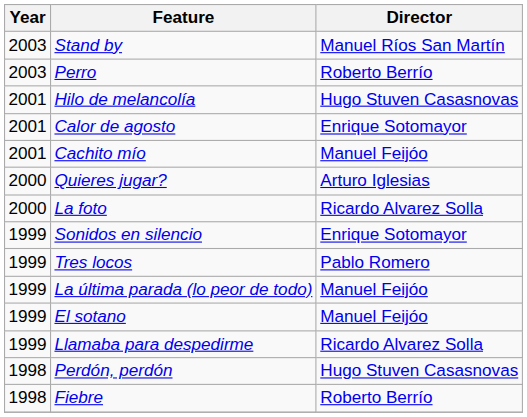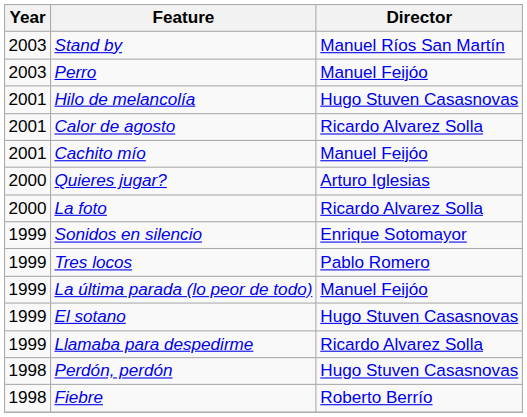(376, 72) Roberto Berrío -> (374, 72) Manuel Feijóo
(394, 126) Enrique Sotomayor -> (402, 126) Ricardo Alvarez Solla
(374, 316) Manuel Feijóo -> (419, 316) Hugo Stuven Casasnovas
